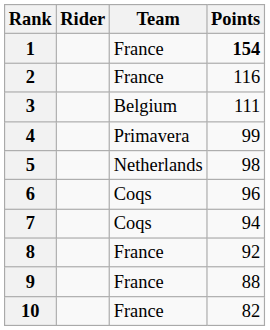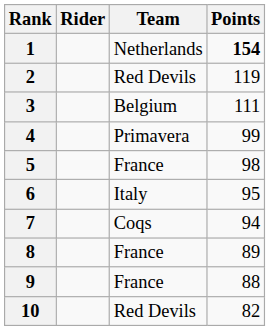(139, 48) France -> (158, 48) Netherlands
(139, 77) France -> (155, 77) Red Devils
(247, 77) 116 -> (247, 77) 119
(158, 164) Netherlands -> (139, 164) France
(133, 194) Coqs -> (131, 194) Italy
(251, 194) 96 -> (251, 194) 95
(251, 252) 92 -> (251, 252) 89
(139, 310) France -> (155, 310) Red Devils
